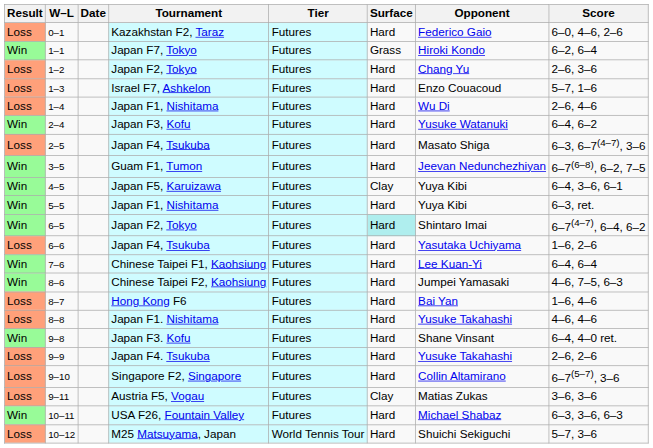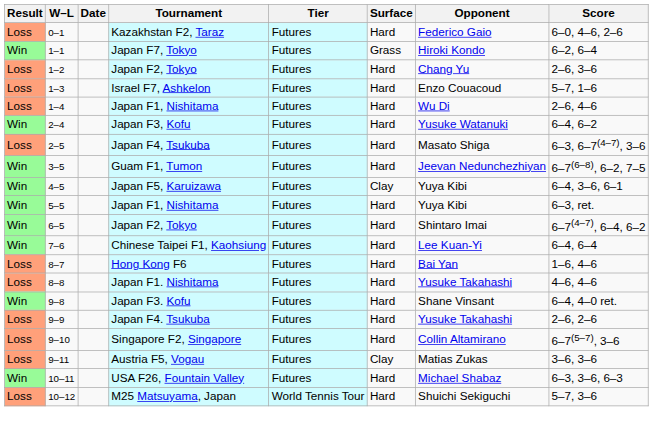(383, 225) paleturquoise background -> (383, 225) no background
- row: (56, 246)
- row: (56, 283)
